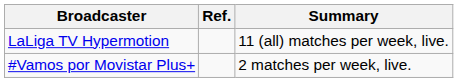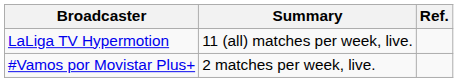columns swapped: (344, 16) <-> (217, 16)
